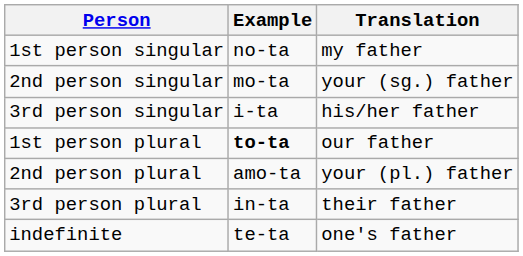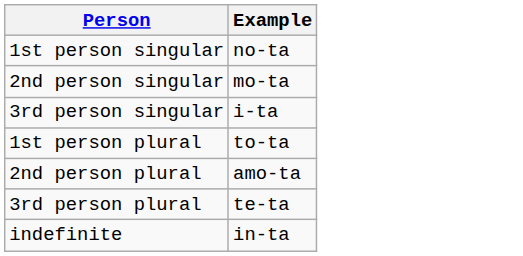- column: (417, 20)
(261, 143) bold -> (261, 143) normal
(261, 204) in-ta -> (261, 204) te-ta
(261, 235) te-ta -> (261, 235) in-ta
